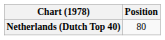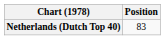(141, 27) 80 -> (141, 27) 83
